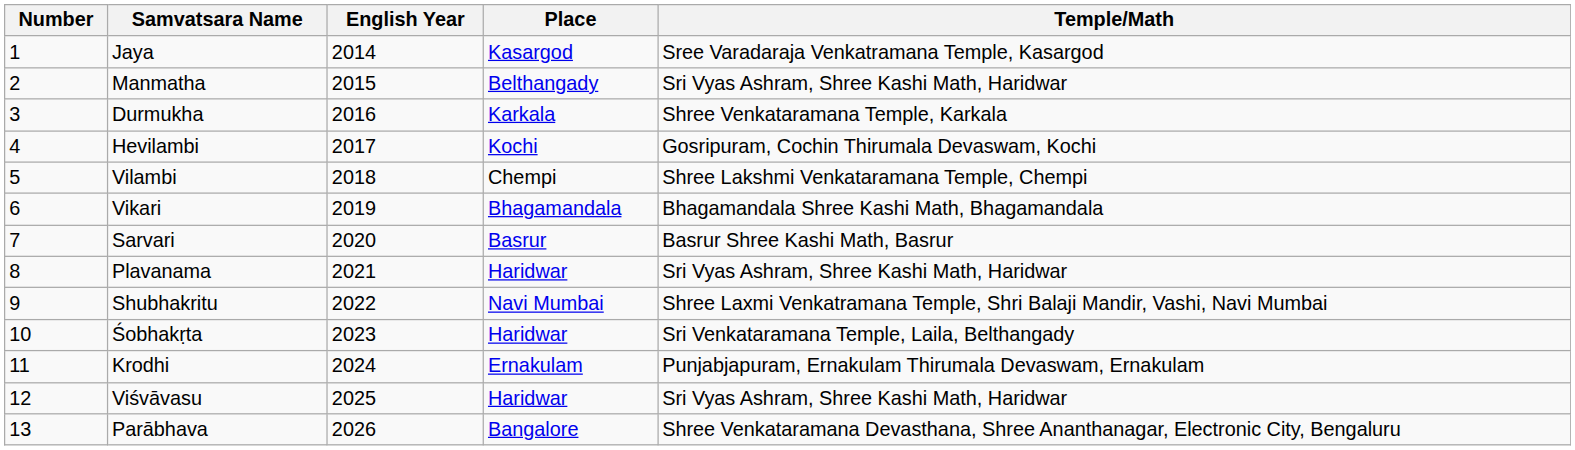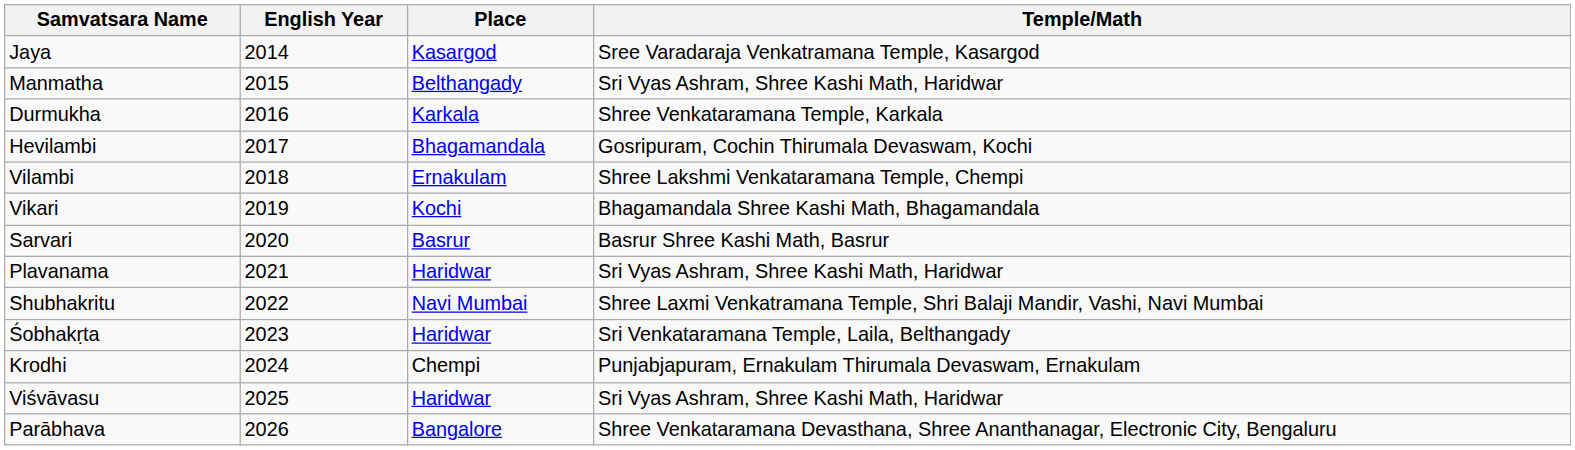- column: (56, 20)
(513, 146) Kochi -> (478, 146) Bhagamandala
(522, 177) Chempi -> (459, 177) Ernakulam
(555, 209) Bhagamandala -> (436, 209) Kochi
(535, 366) Ernakulam -> (446, 366) Chempi
